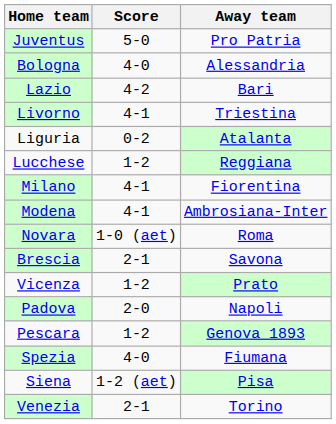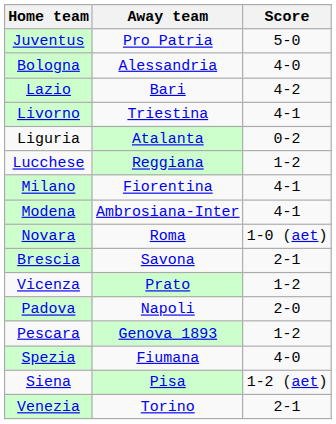columns swapped: (136, 17) <-> (256, 17)
